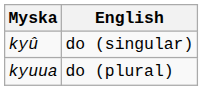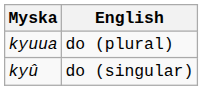rows swapped: (23, 45) <-> (33, 71)
